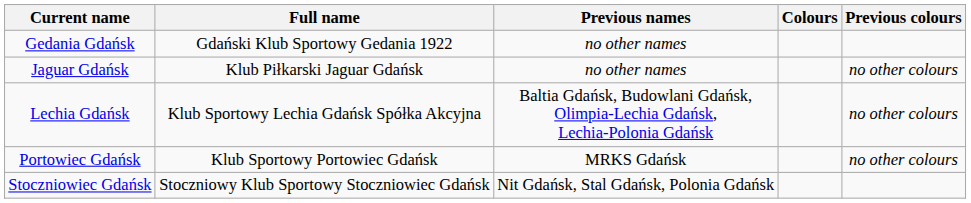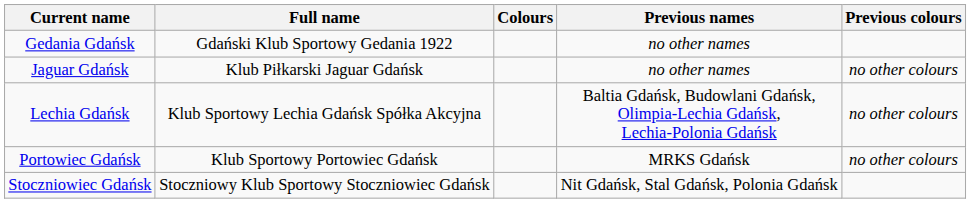columns swapped: (810, 17) <-> (636, 17)
